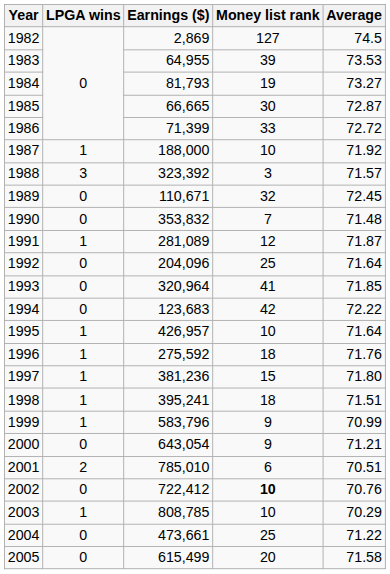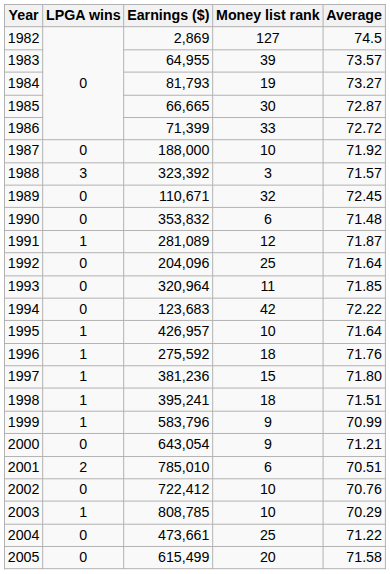(364, 60) 73.53 -> (364, 60) 73.57
(83, 151) 1 -> (83, 151) 0
(268, 219) 7 -> (268, 219) 6
(268, 286) 41 -> (268, 286) 11
(268, 490) bold -> (268, 490) normal
